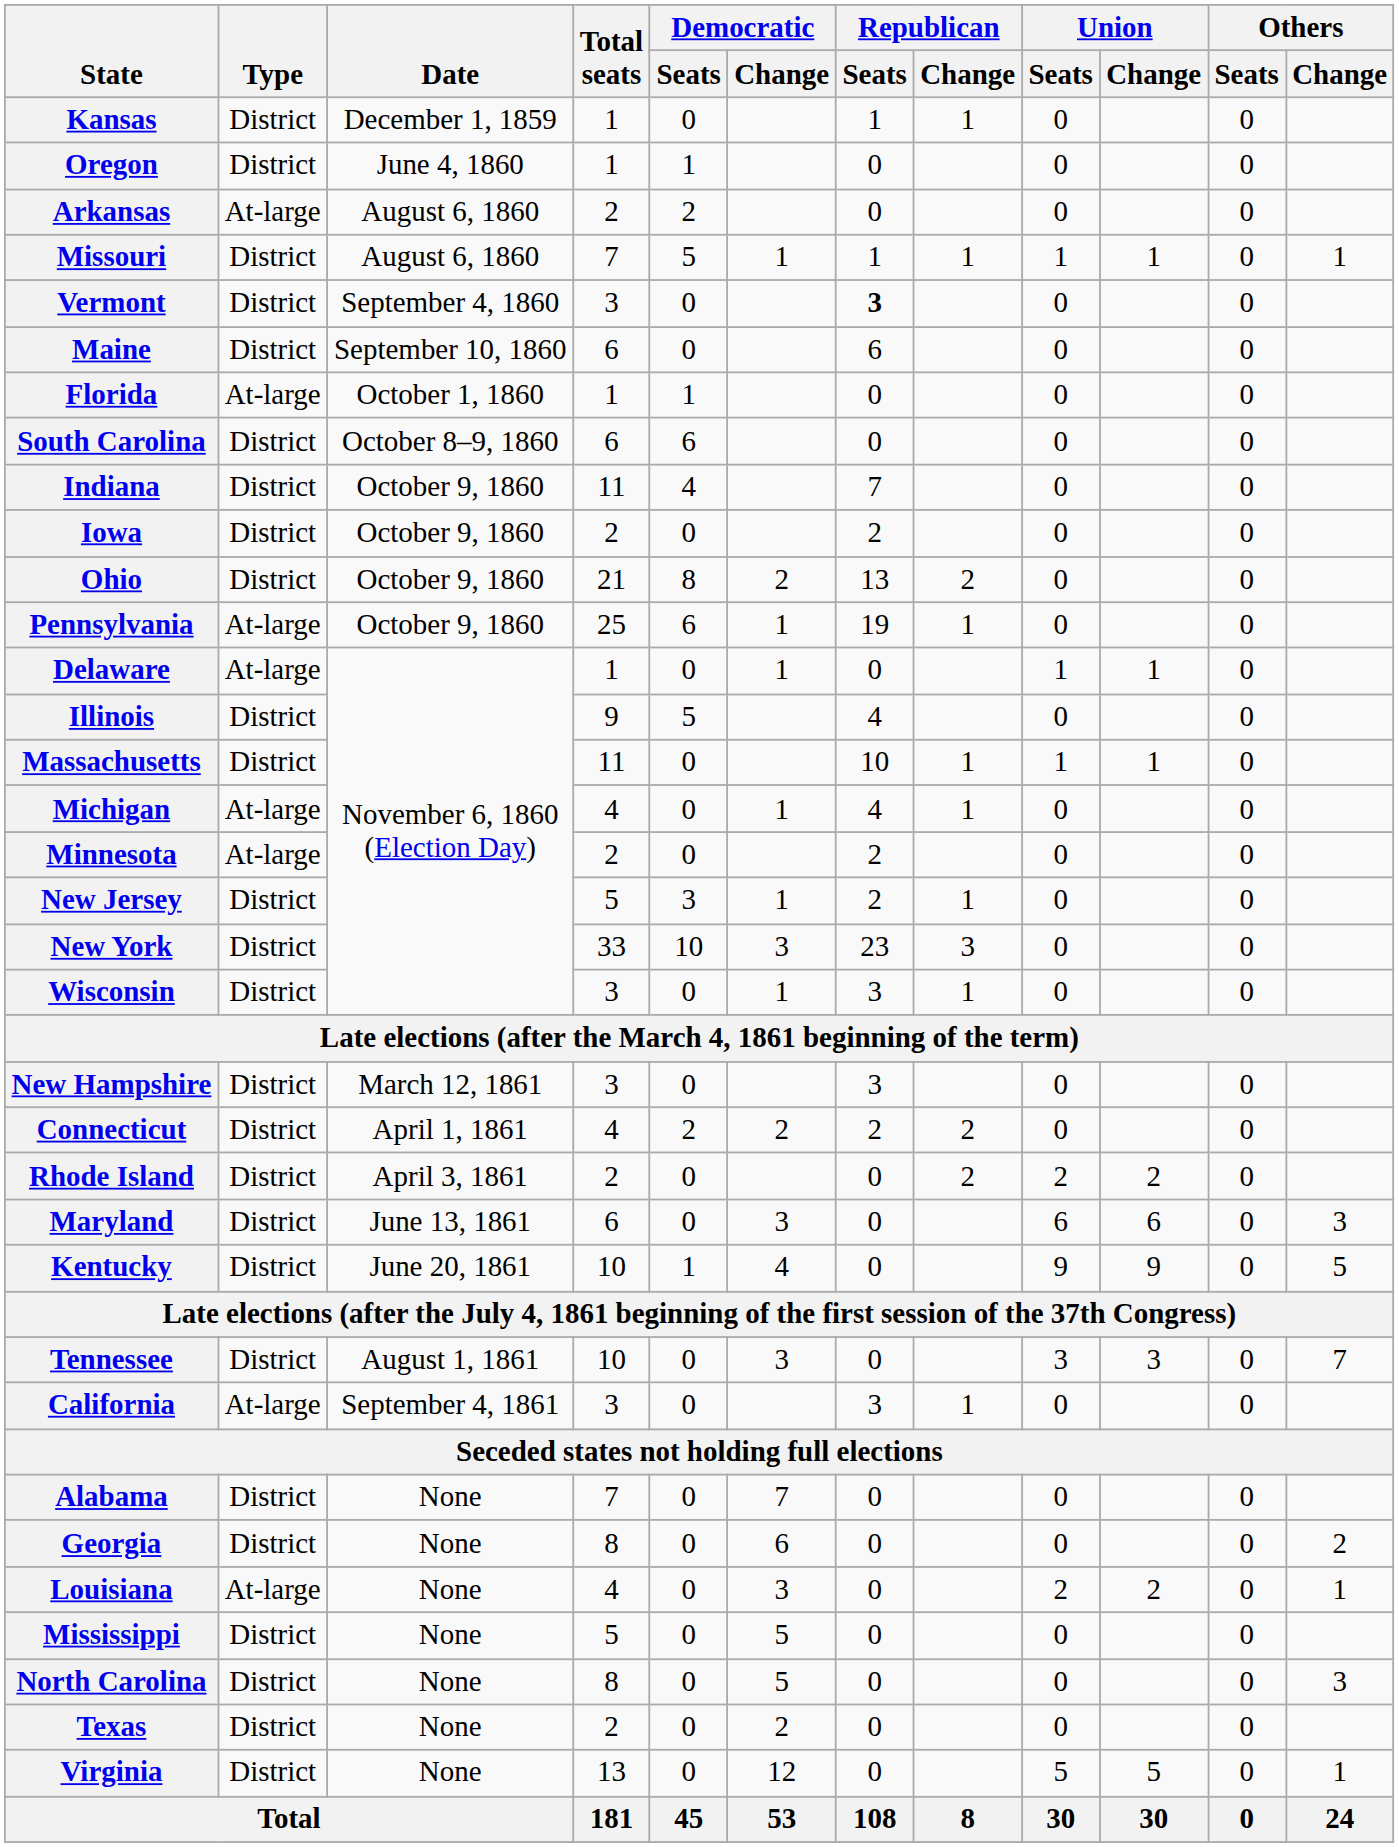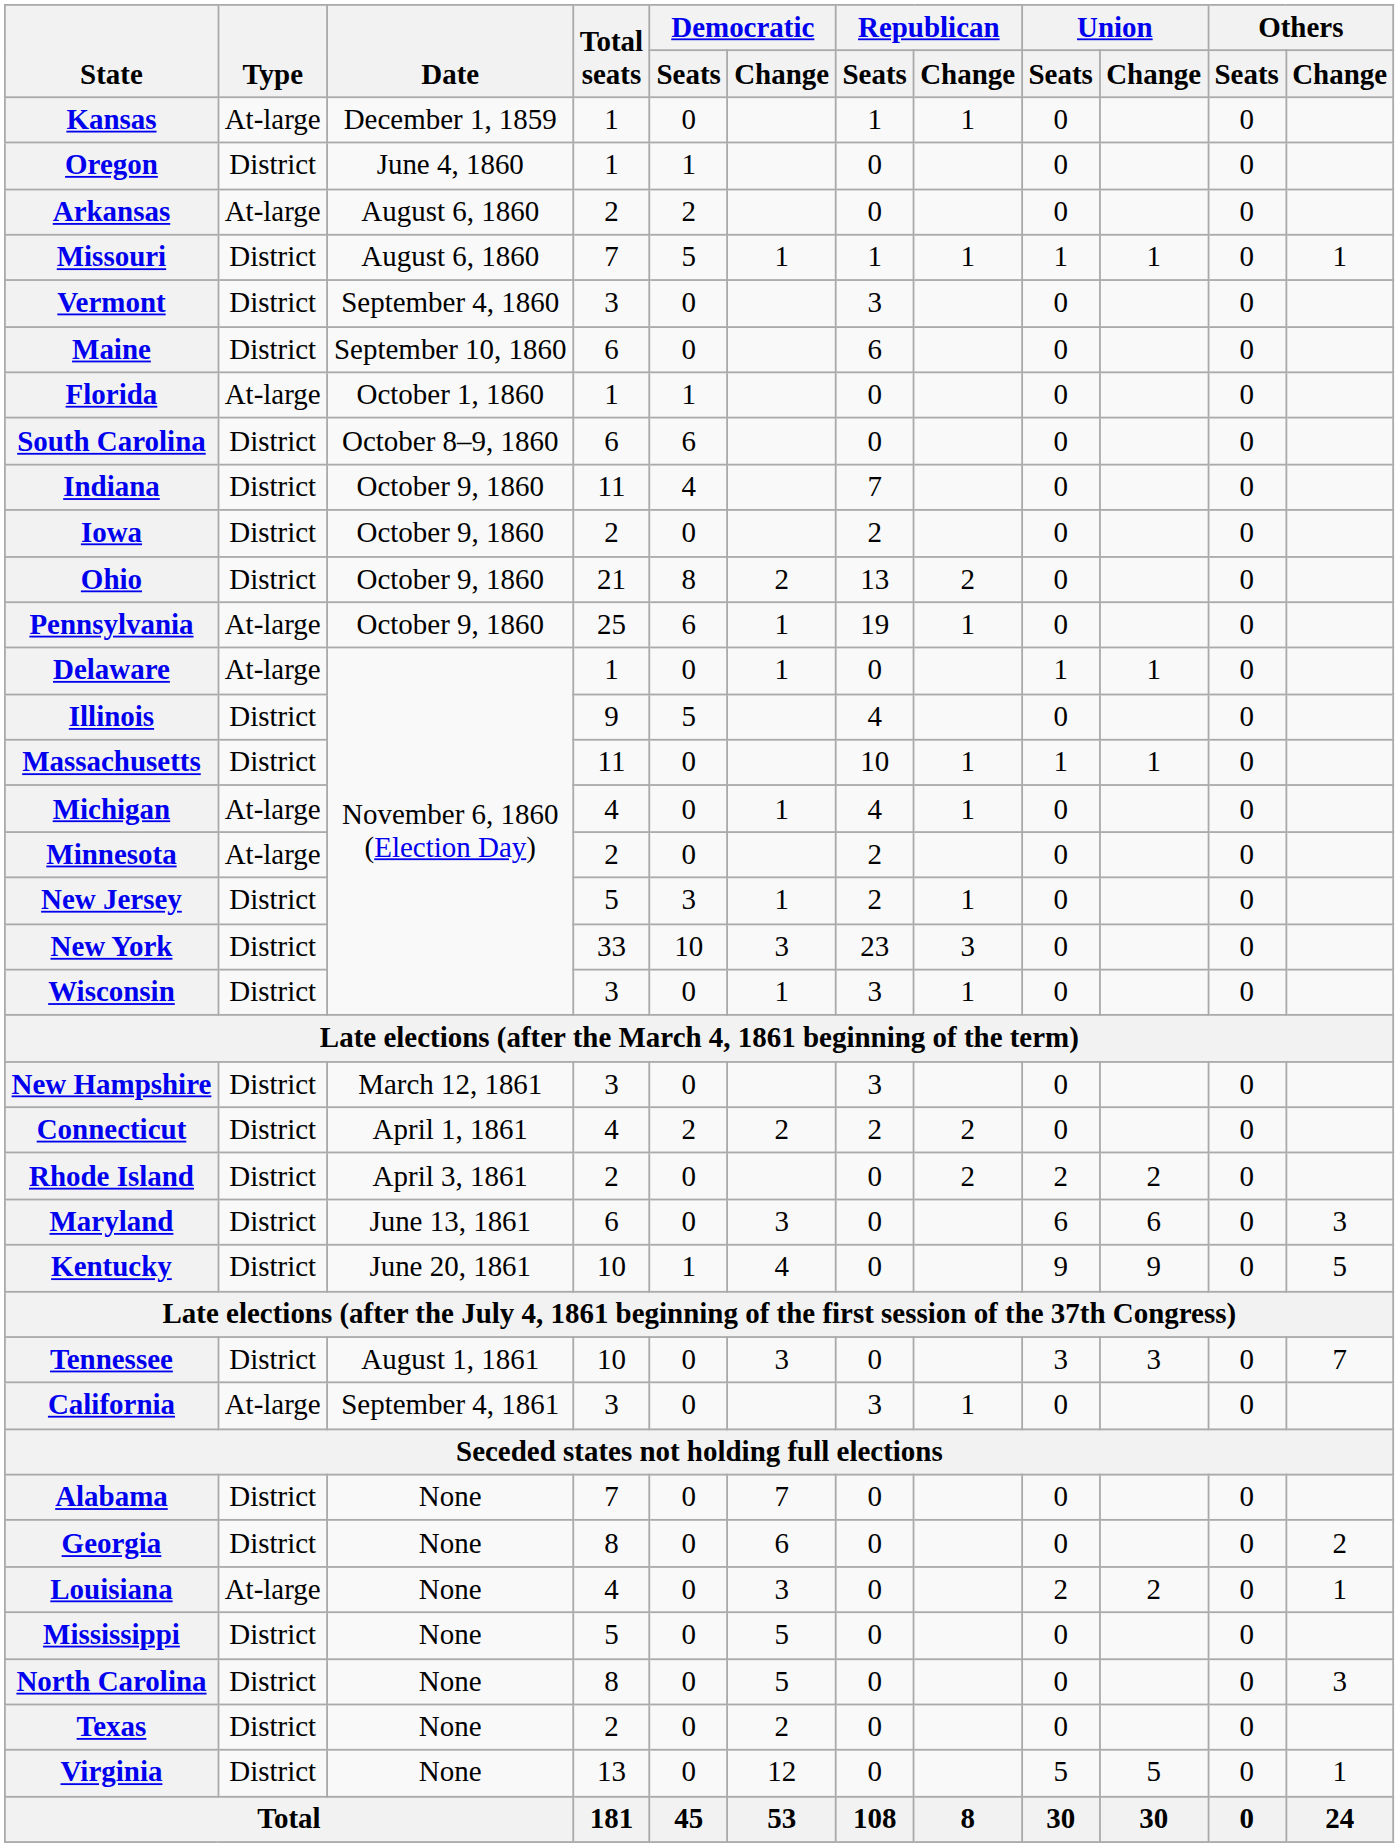(273, 119) District -> (273, 119) At-large
(875, 303) bold -> (875, 303) normal
